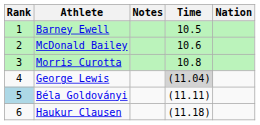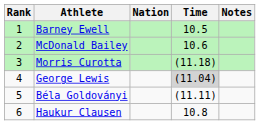columns swapped: (234, 13) <-> (148, 13)
(189, 62) 10.8 -> (195, 62) (11.18)
(19, 95) lightblue background -> (19, 95) no background
(189, 112) (11.18) -> (195, 112) 10.8
